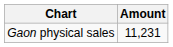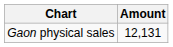(143, 33) 11,231 -> (143, 33) 12,131
